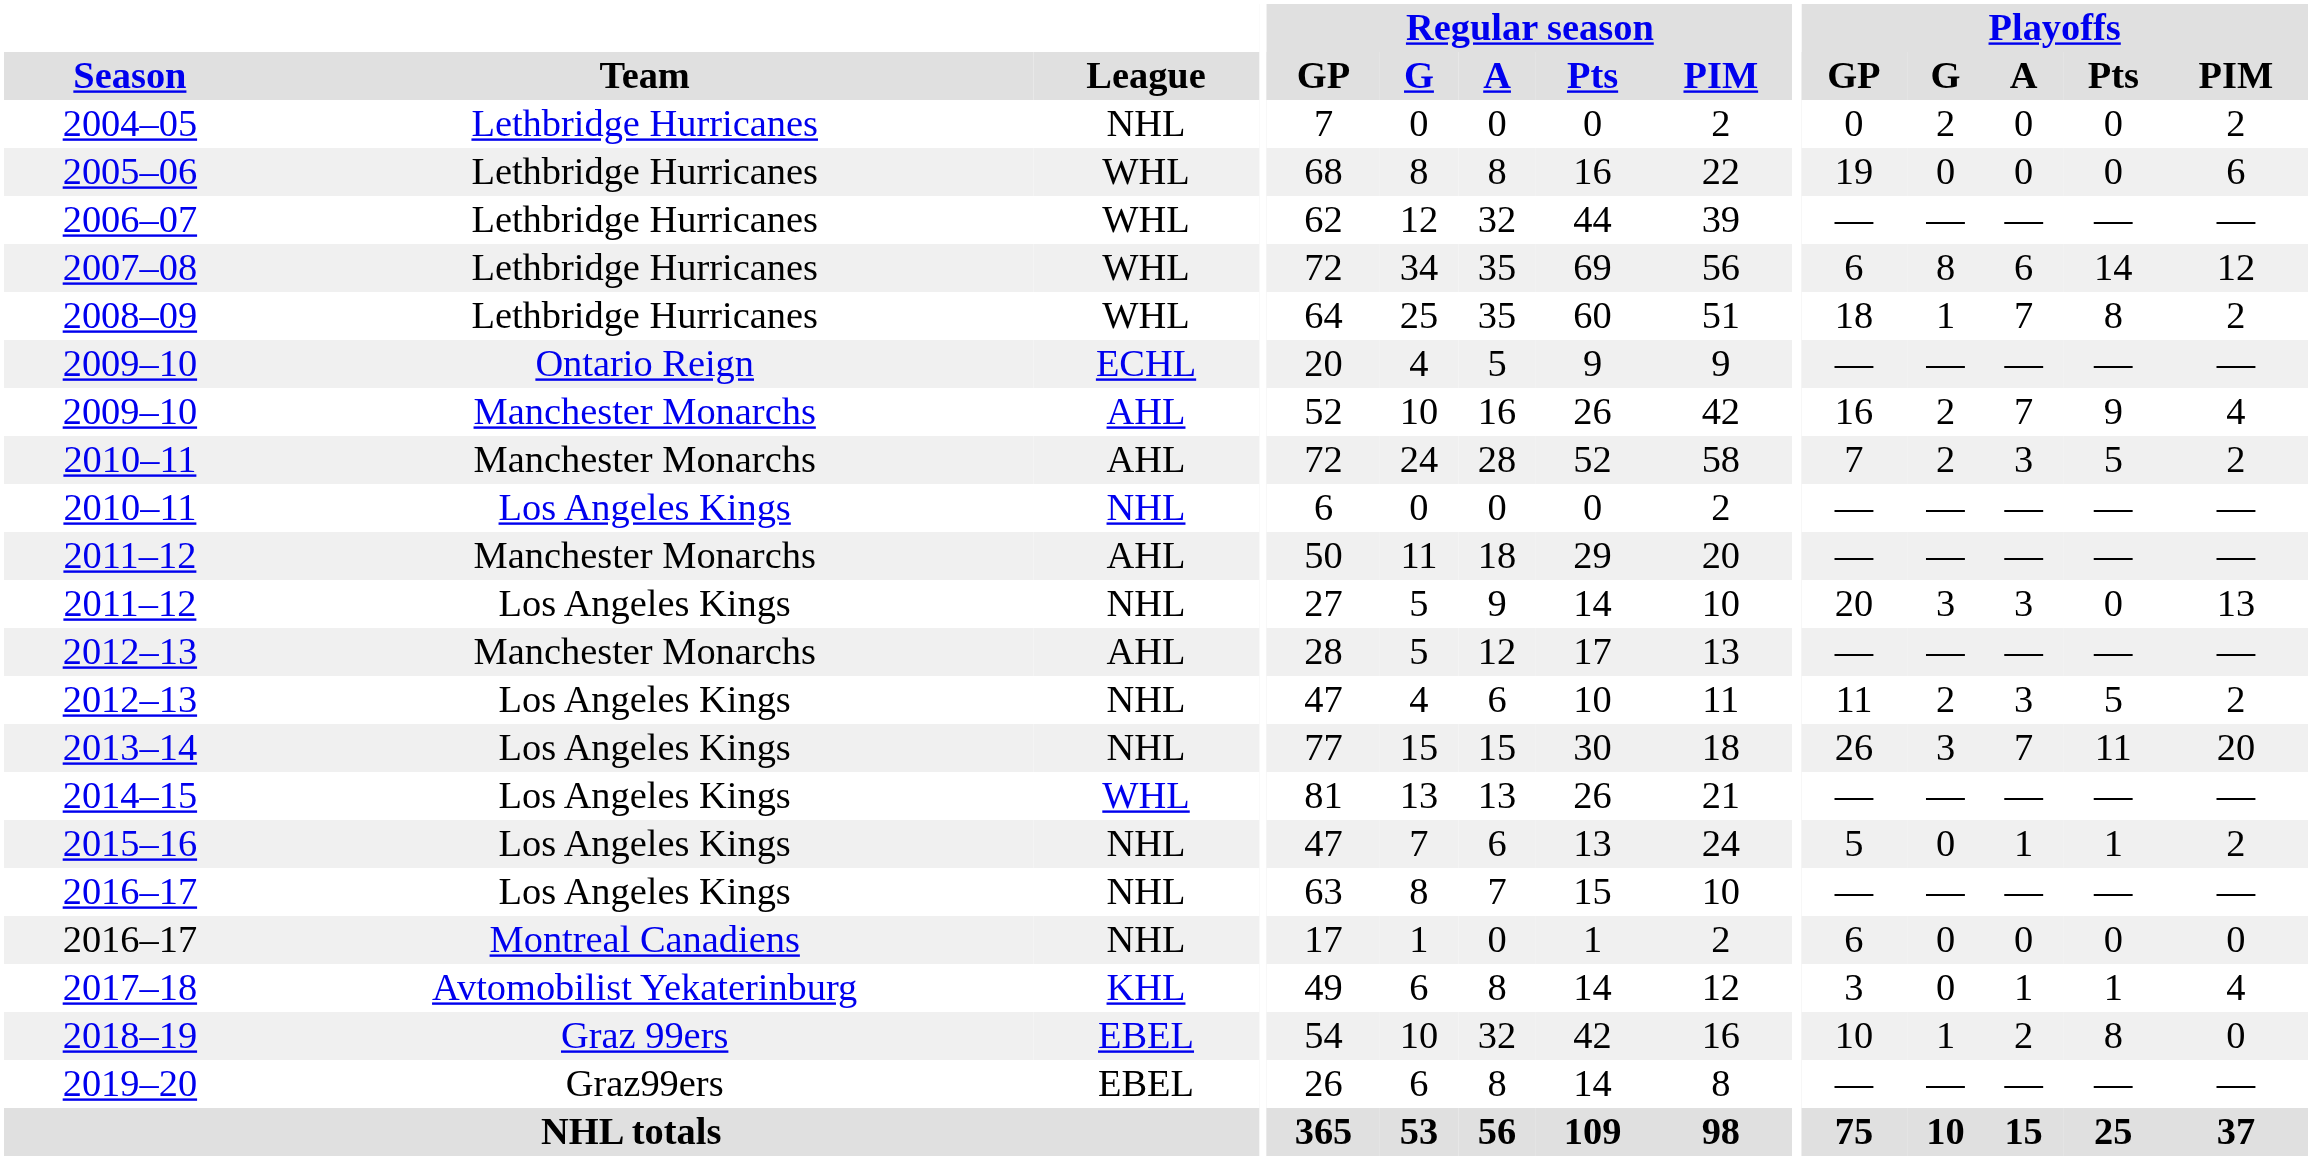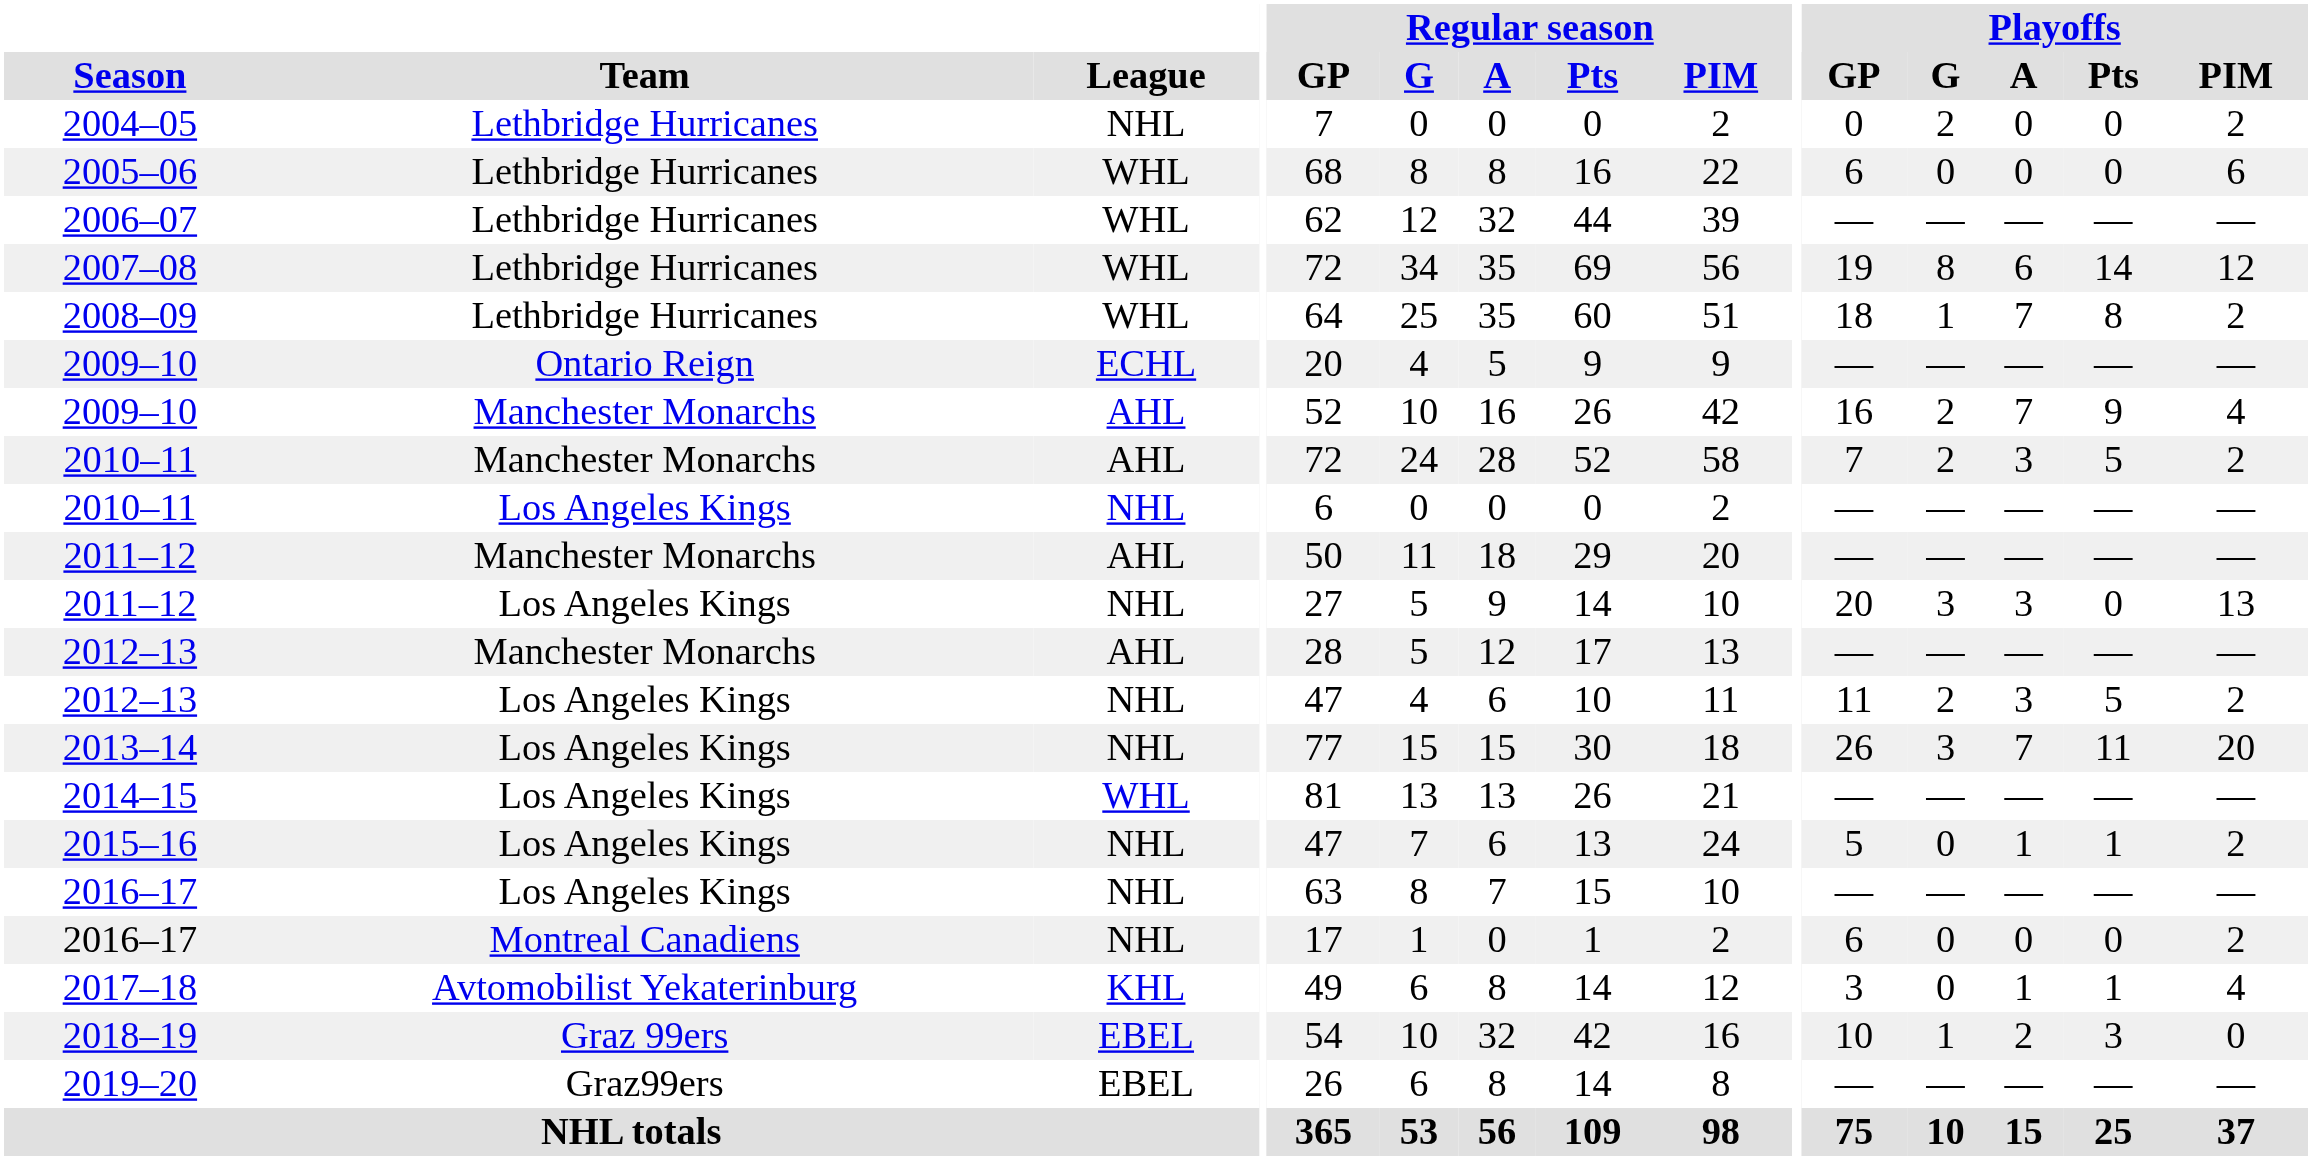(1854, 171) 19 -> (1854, 171) 6
(1854, 267) 6 -> (1854, 267) 19
(2236, 939) 0 -> (2236, 939) 2
(2113, 1035) 8 -> (2113, 1035) 3
